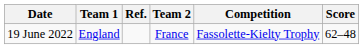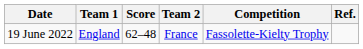columns swapped: (340, 14) <-> (136, 14)
